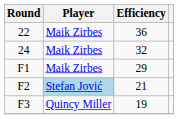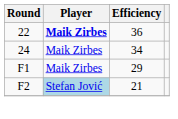(74, 31) normal -> (76, 31) bold
(141, 50) 32 -> (137, 50) 34
- row: (24, 104)
